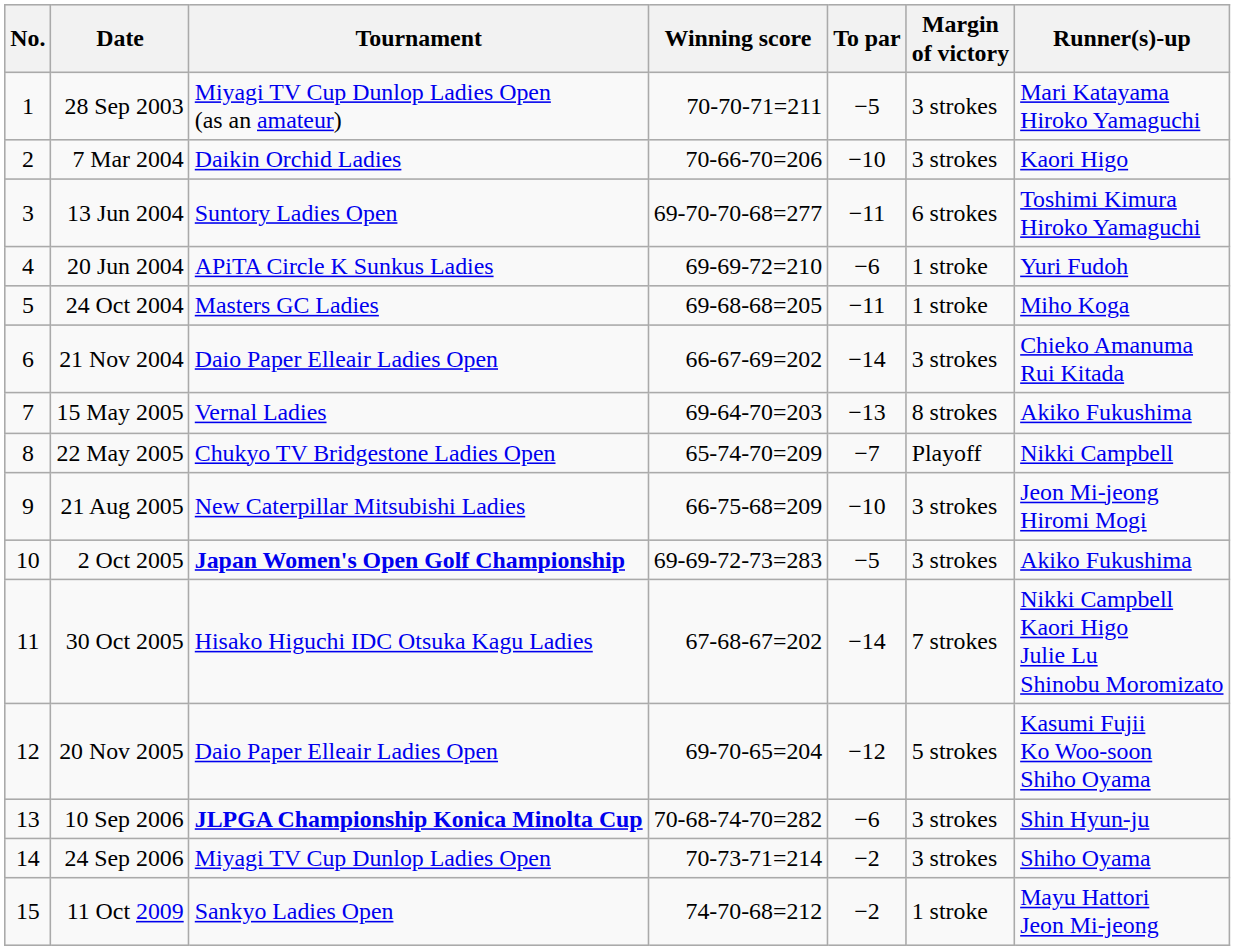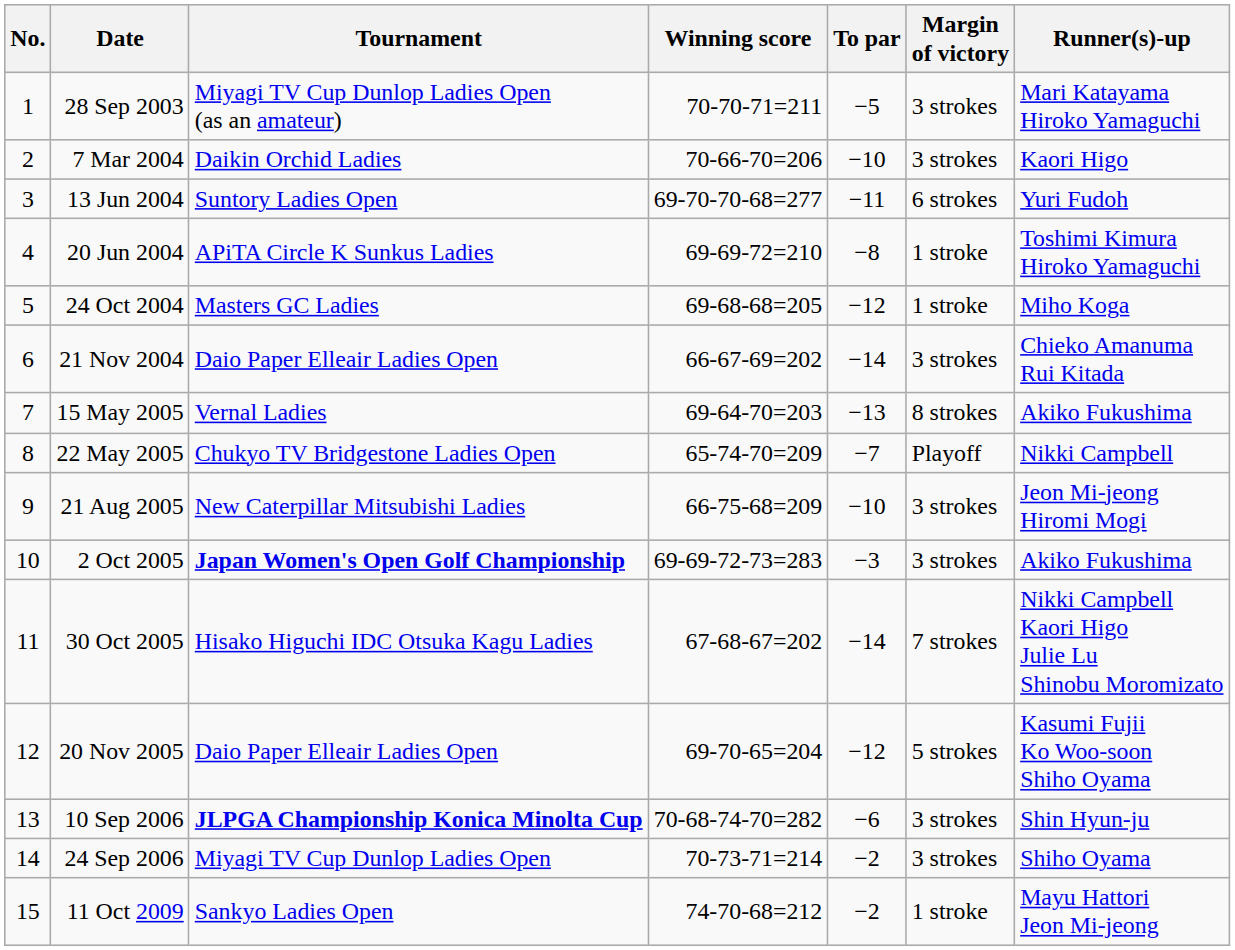(1110, 213) Toshimi Kimura Hiroko Yamaguchi -> (1074, 198) Yuri Fudoh
(867, 266) −6 -> (867, 252) −8
(1074, 266) Yuri Fudoh -> (1110, 252) Toshimi Kimura Hiroko Yamaguchi
(867, 305) −11 -> (867, 305) −12
(867, 559) −5 -> (867, 559) −3
